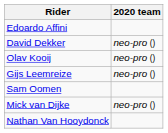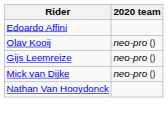- row: (36, 43)
- row: (34, 89)
